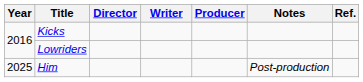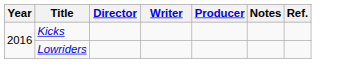- row: (48, 67)
